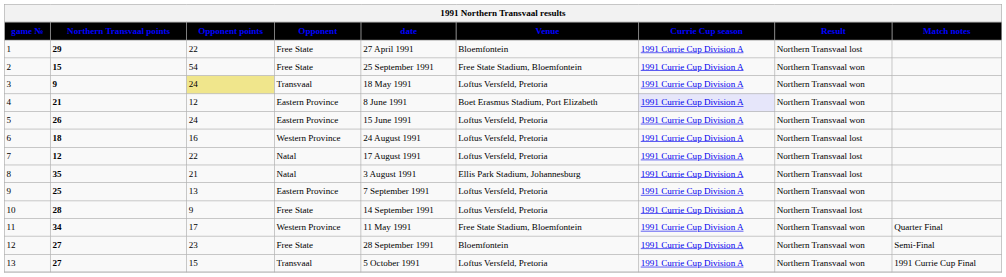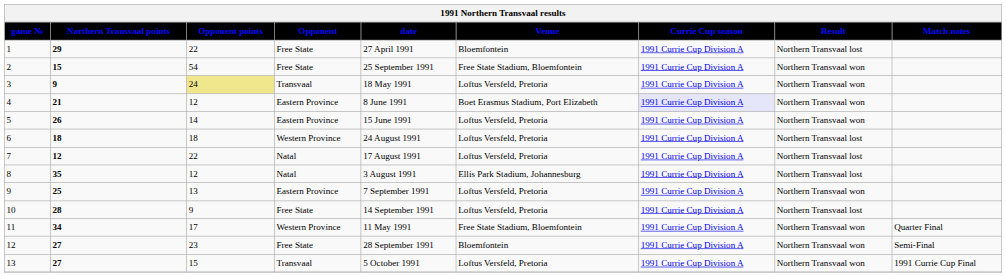(193, 120) 24 -> (193, 120) 14
(193, 138) 16 -> (193, 138) 18
(193, 174) 21 -> (193, 174) 12
